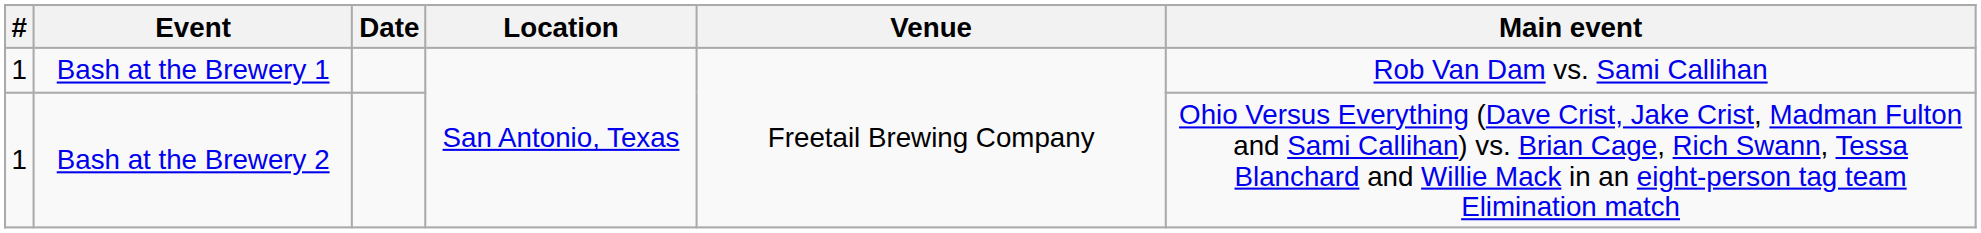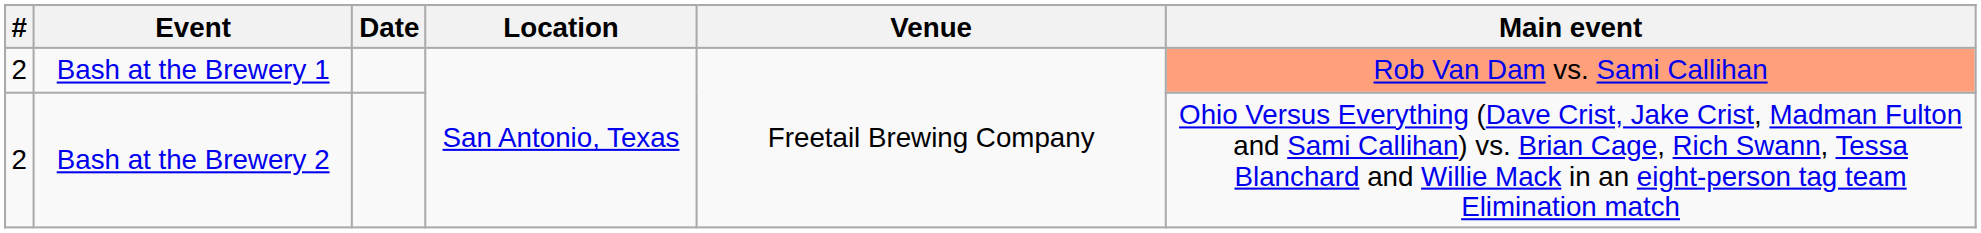(19, 70) 1 -> (19, 70) 2
(1571, 70) no background -> (1571, 70) lightsalmon background
(19, 160) 1 -> (19, 160) 2
